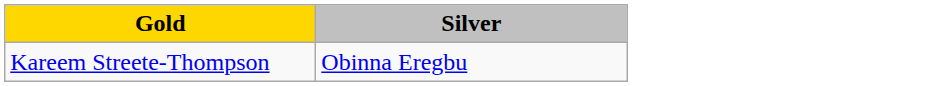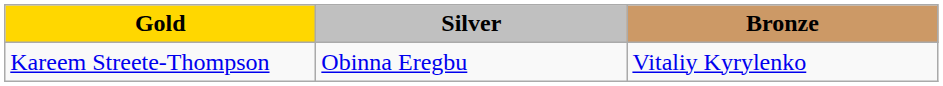+ column: (782, 23)
